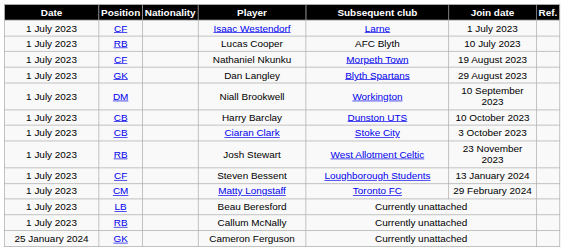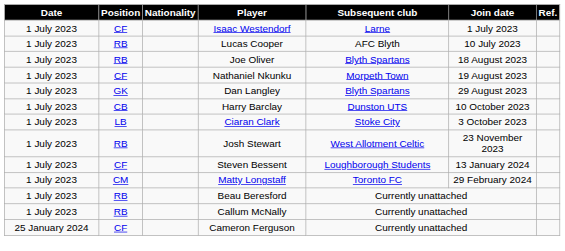+ row: (252, 60)
- row: (252, 97)
(121, 134) CB -> (121, 122) LB
(121, 207) LB -> (121, 196) RB
(121, 239) GK -> (121, 228) CF
